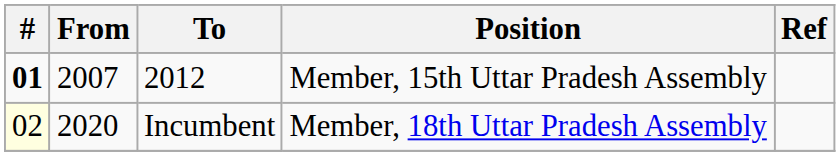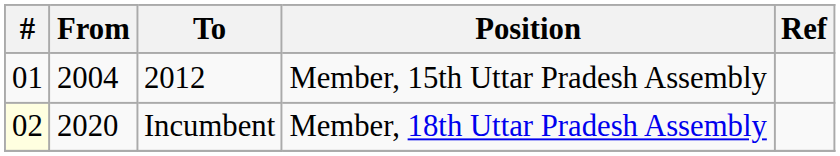(27, 77) bold -> (27, 77) normal
(88, 77) 2007 -> (88, 77) 2004
